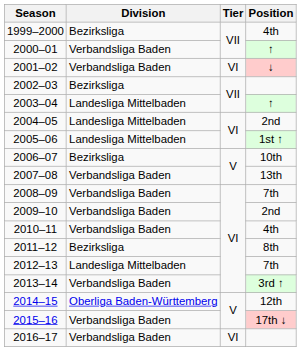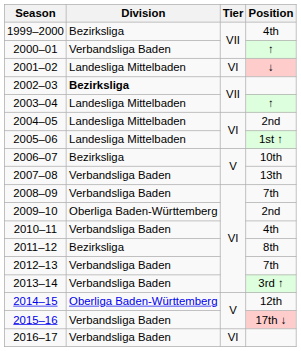(120, 67) Verbandsliga Baden -> (127, 67) Landesliga Mittelbaden
(97, 85) normal -> (99, 85) bold
(120, 211) Verbandsliga Baden -> (143, 211) Oberliga Baden-Württemberg
(127, 265) Landesliga Mittelbaden -> (120, 265) Verbandsliga Baden
